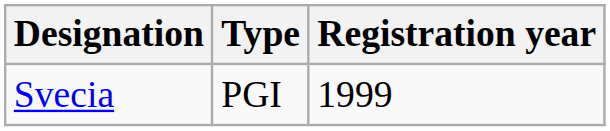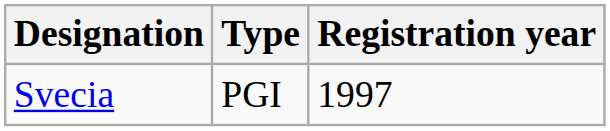(355, 93) 1999 -> (355, 93) 1997
